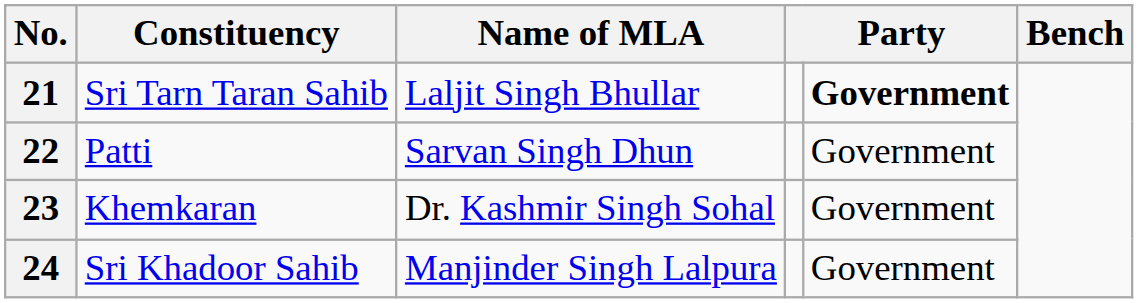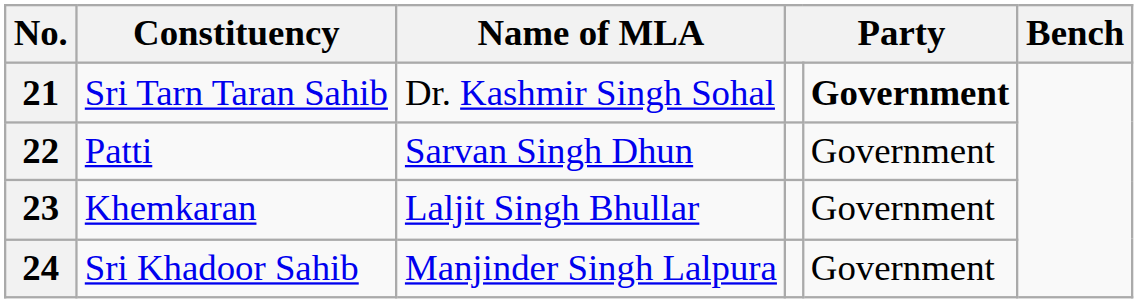(552, 92) Laljit Singh Bhullar -> (590, 92) Dr. Kashmir Singh Sohal
(590, 208) Dr. Kashmir Singh Sohal -> (552, 208) Laljit Singh Bhullar
